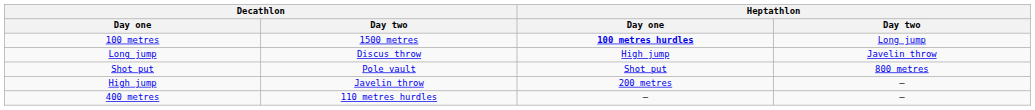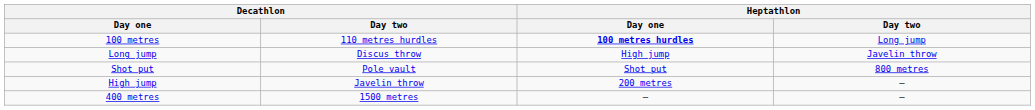(389, 41) 1500 metres -> (389, 41) 110 metres hurdles
(389, 98) 110 metres hurdles -> (389, 98) 1500 metres
